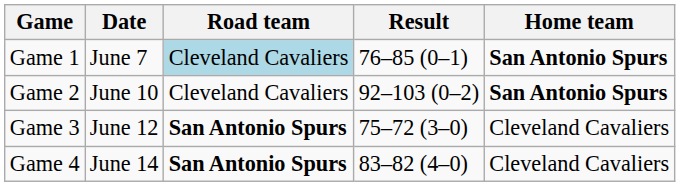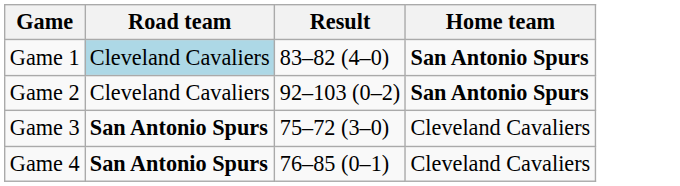- column: (124, 22)
(413, 57) 76–85 (0–1) -> (334, 57) 83–82 (4–0)
(413, 163) 83–82 (4–0) -> (334, 163) 76–85 (0–1)
